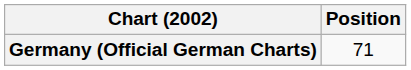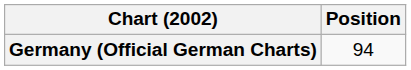(363, 49) 71 -> (363, 49) 94
